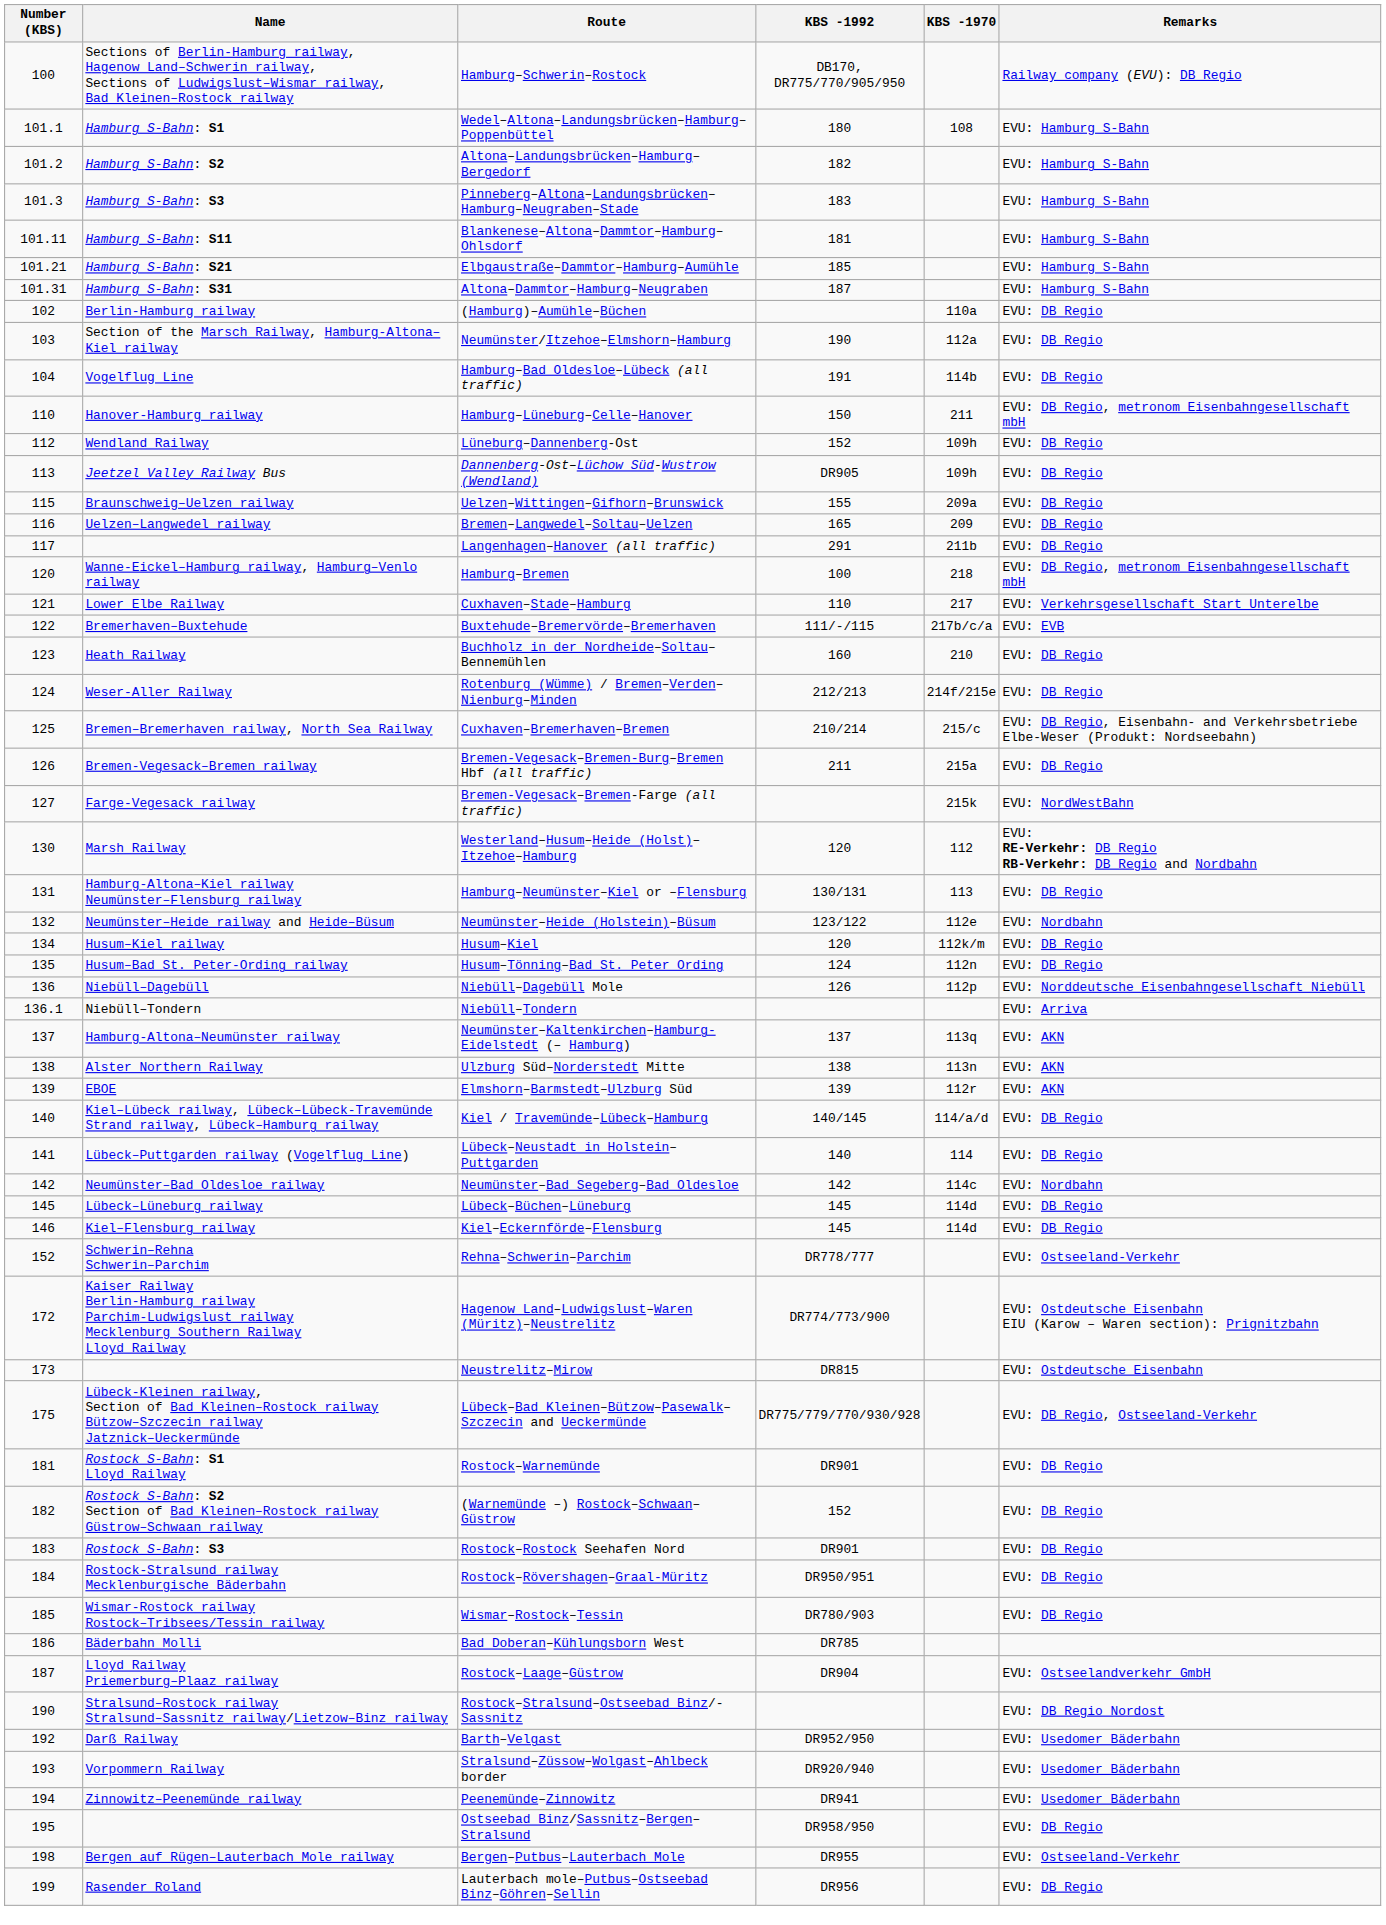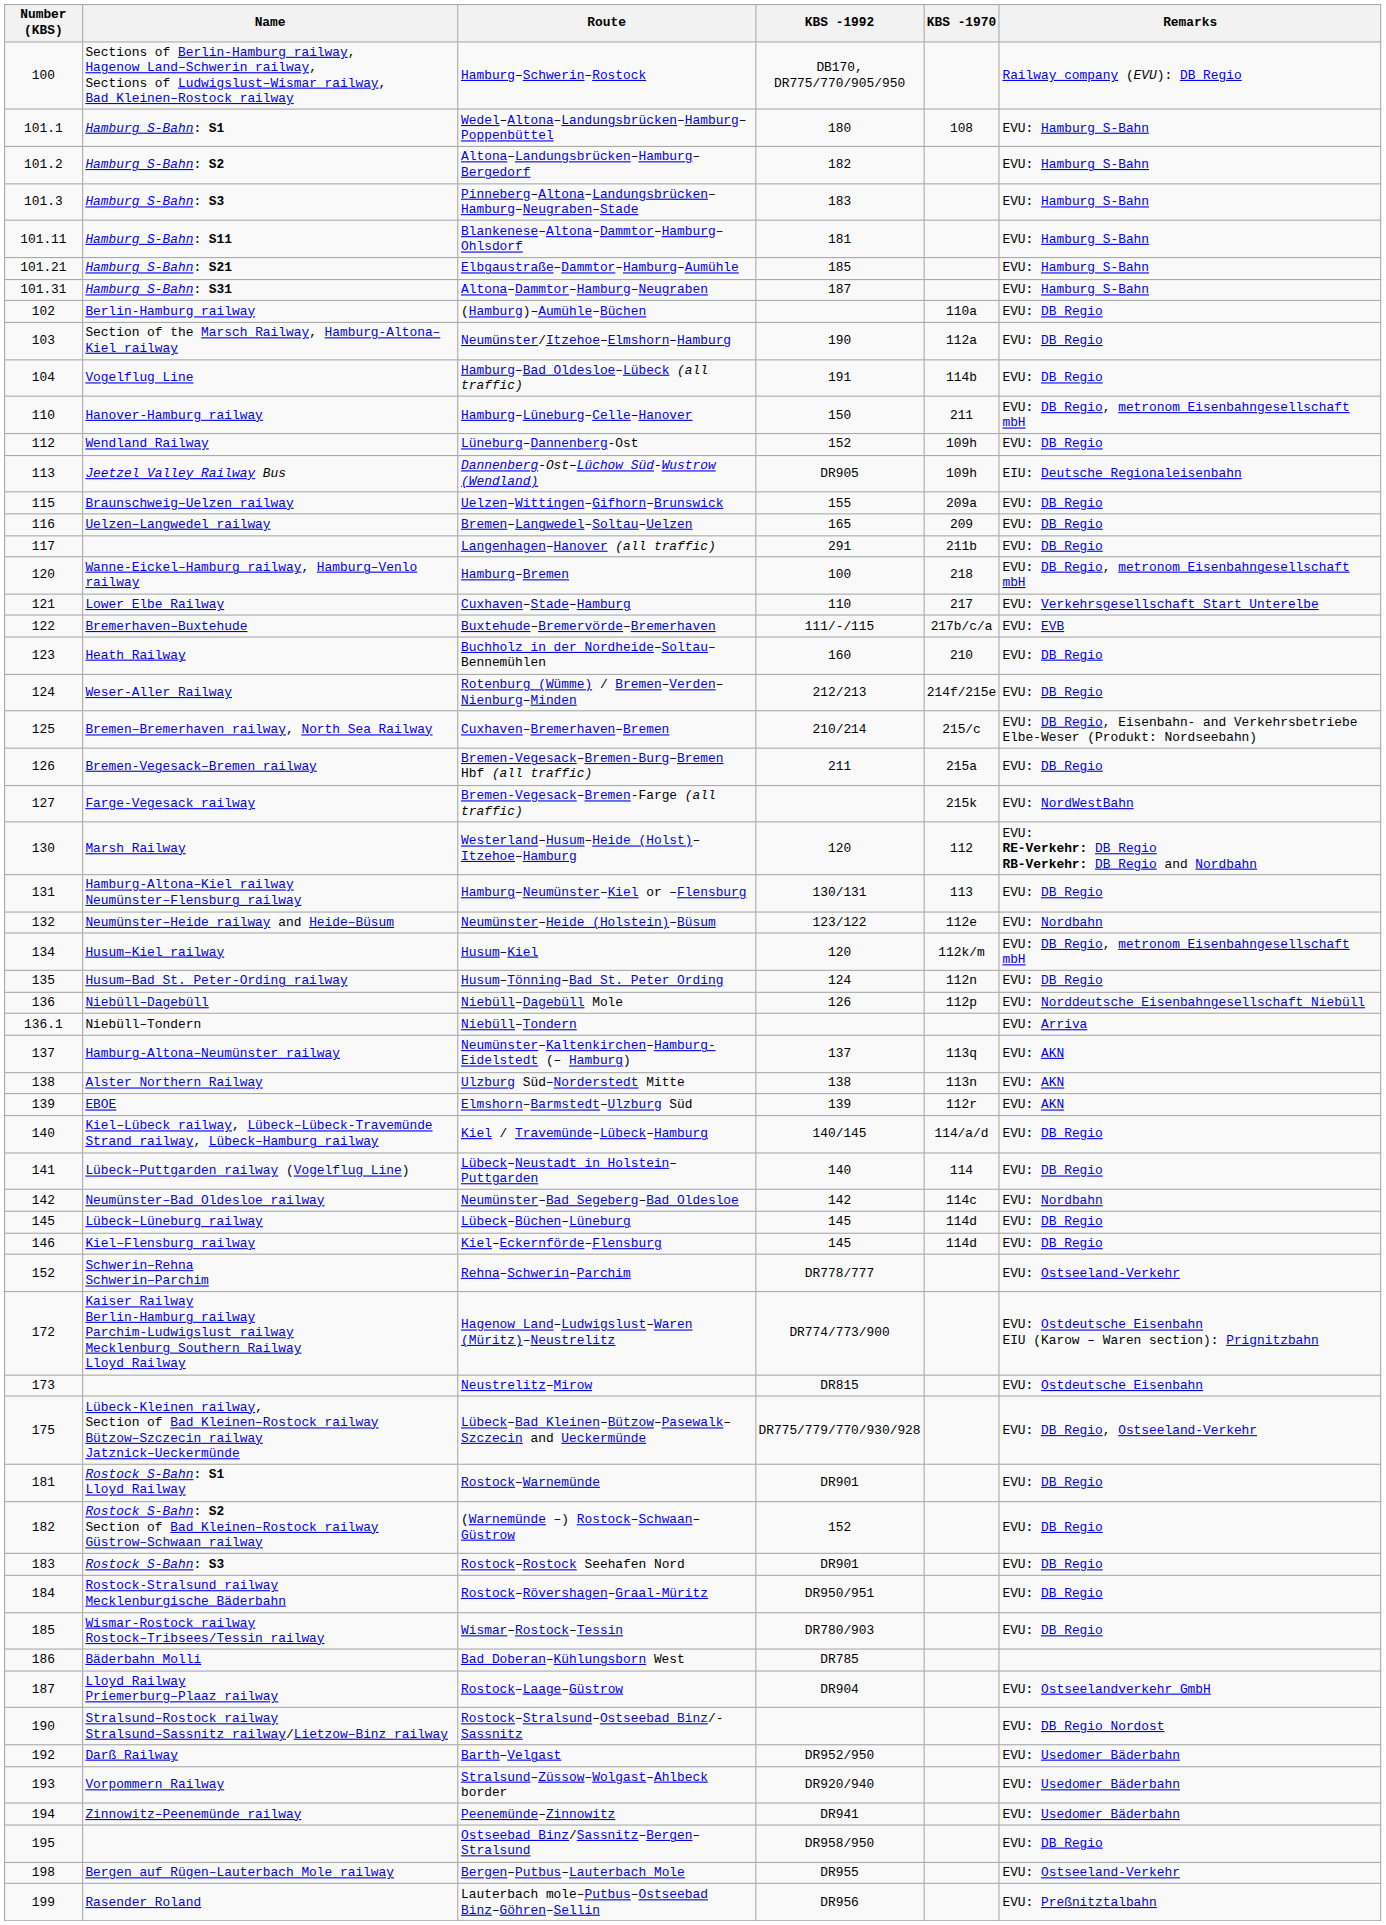(1053, 473) EVU: DB Regio -> (1122, 473) EIU: Deutsche Regionaleisenbahn
(1053, 944) EVU: DB Regio -> (1176, 952) EVU: DB Regio, metronom Eisenbahngesellschaft mbH
(1053, 1887) EVU: DB Regio -> (1080, 1902) EVU: Preßnitztalbahn
